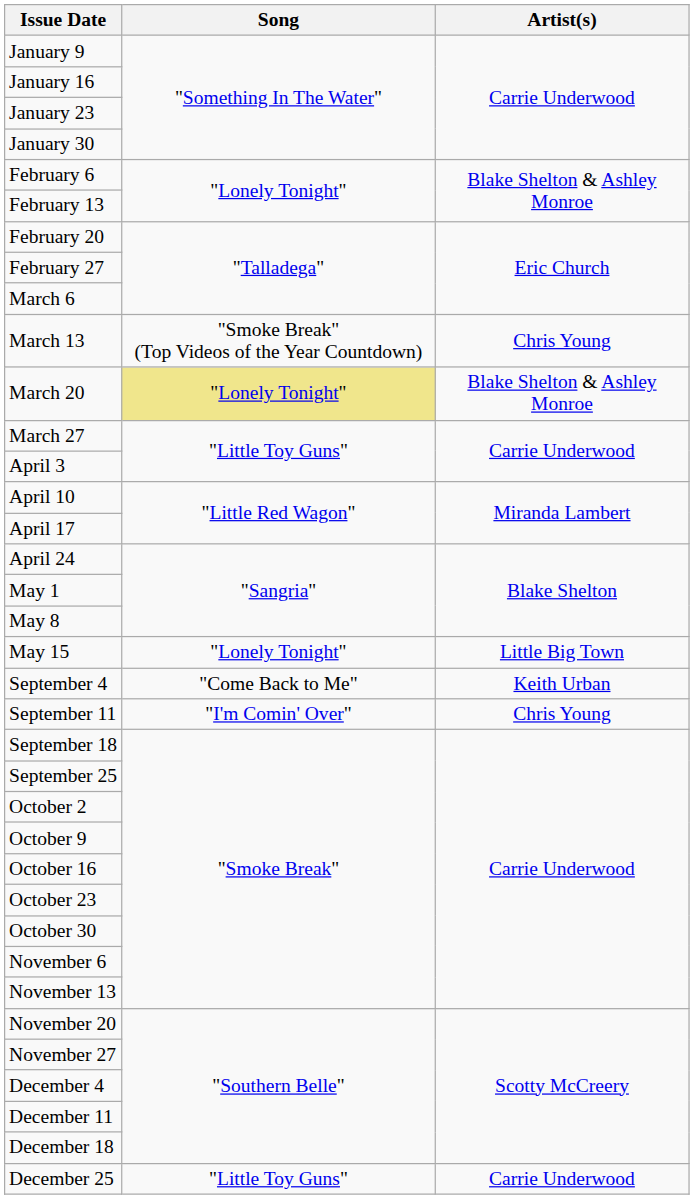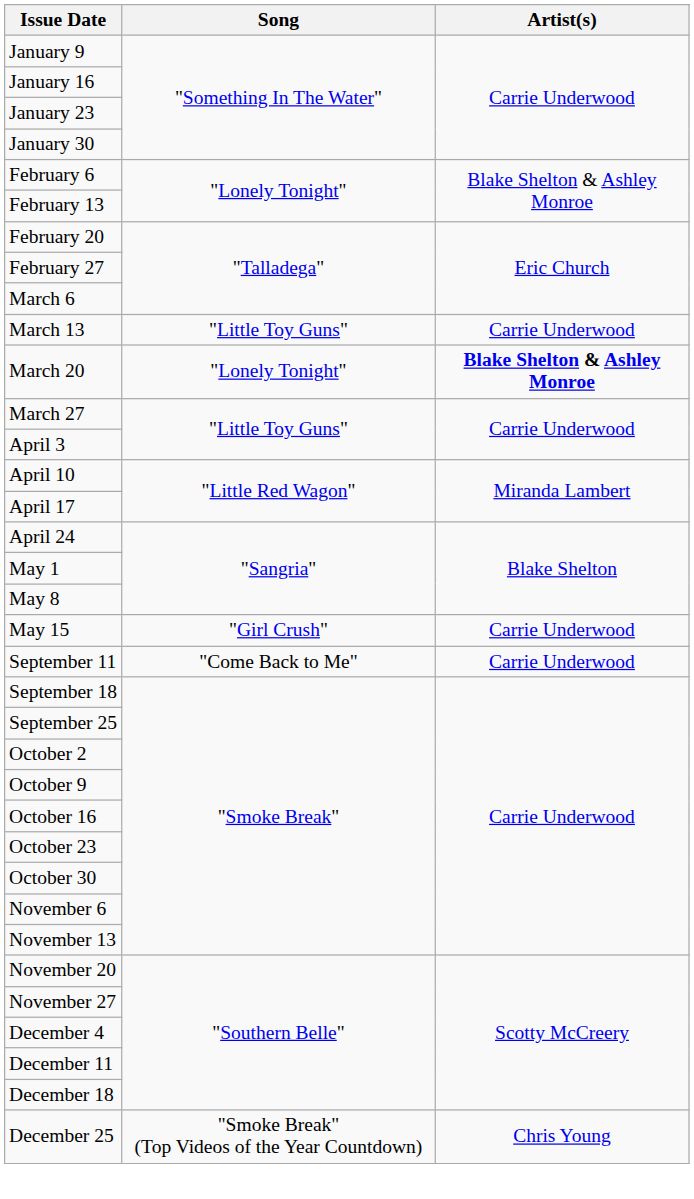(278, 340) "Smoke Break" (Top Videos of the Year Countdown) -> (278, 329) "Little Toy Guns"
(562, 340) Chris Young -> (562, 329) Carrie Underwood
(278, 393) khaki background -> (278, 371) no background
(562, 393) normal -> (562, 371) bold
(278, 652) "Lonely Tonight" -> (278, 630) "Girl Crush"
(562, 652) Little Big Town -> (562, 630) Carrie Underwood
- row: (58, 683)
(278, 714) "I'm Comin' Over" -> (278, 661) "Come Back to Me"
(562, 714) Chris Young -> (562, 661) Carrie Underwood
(278, 1178) "Little Toy Guns" -> (278, 1136) "Smoke Break" (Top Videos of the Year Countdown)
(562, 1178) Carrie Underwood -> (562, 1136) Chris Young
